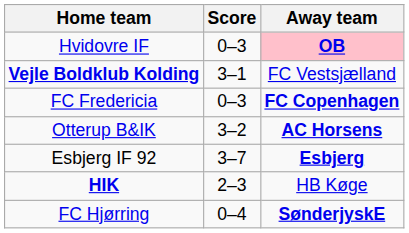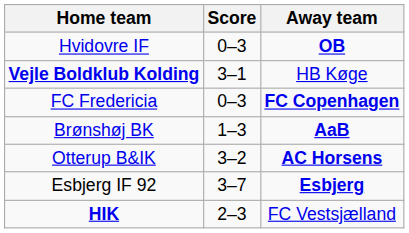(332, 46) pink background -> (332, 46) no background
(332, 74) FC Vestsjælland -> (332, 74) HB Køge
+ row: (104, 130)
(332, 185) HB Køge -> (332, 213) FC Vestsjælland
- row: (104, 213)
